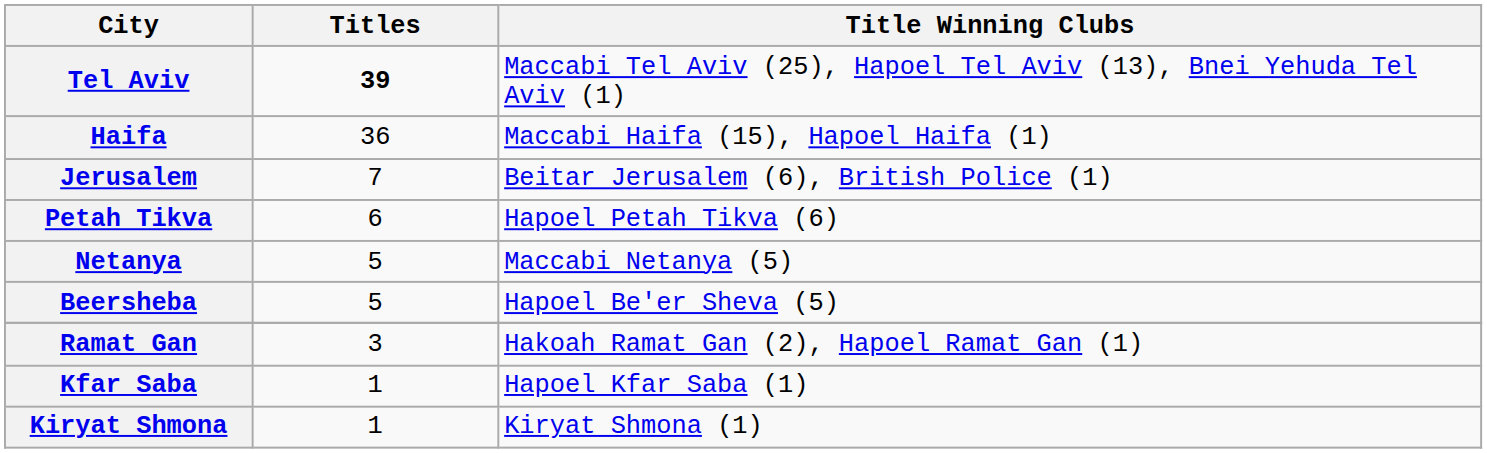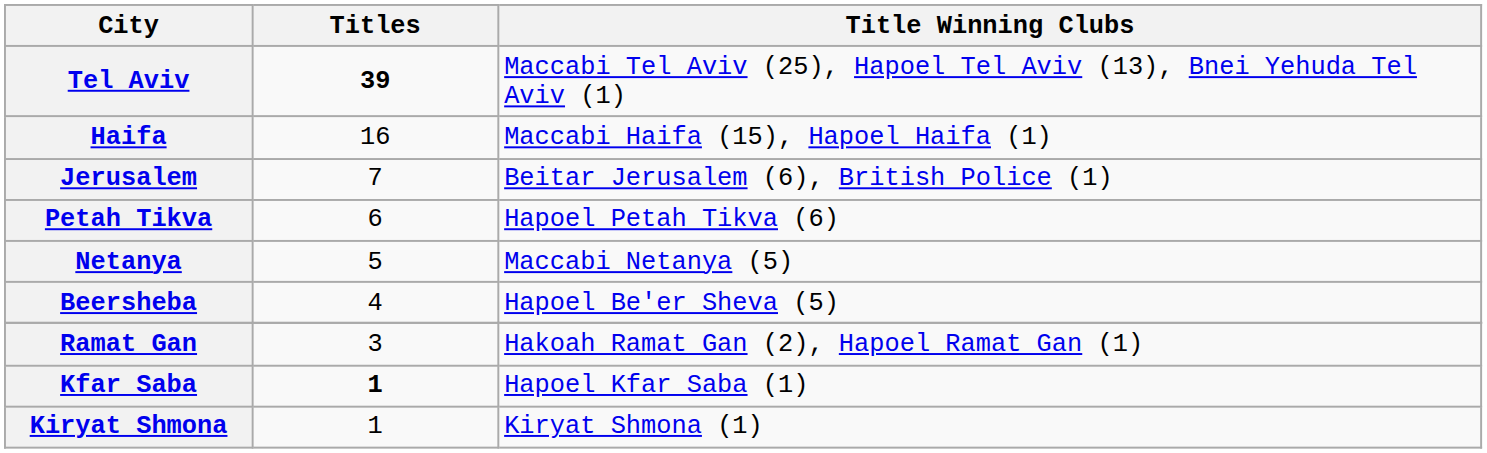(375, 138) 36 -> (375, 138) 16
(375, 303) 5 -> (375, 303) 4
(375, 385) normal -> (375, 385) bold
